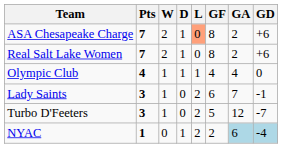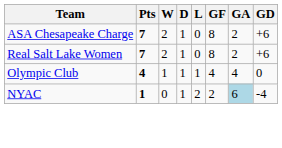(197, 34) lightsalmon background -> (197, 34) no background
- row: (37, 93)
- row: (48, 113)
(261, 133) lightblue background -> (261, 93) no background
